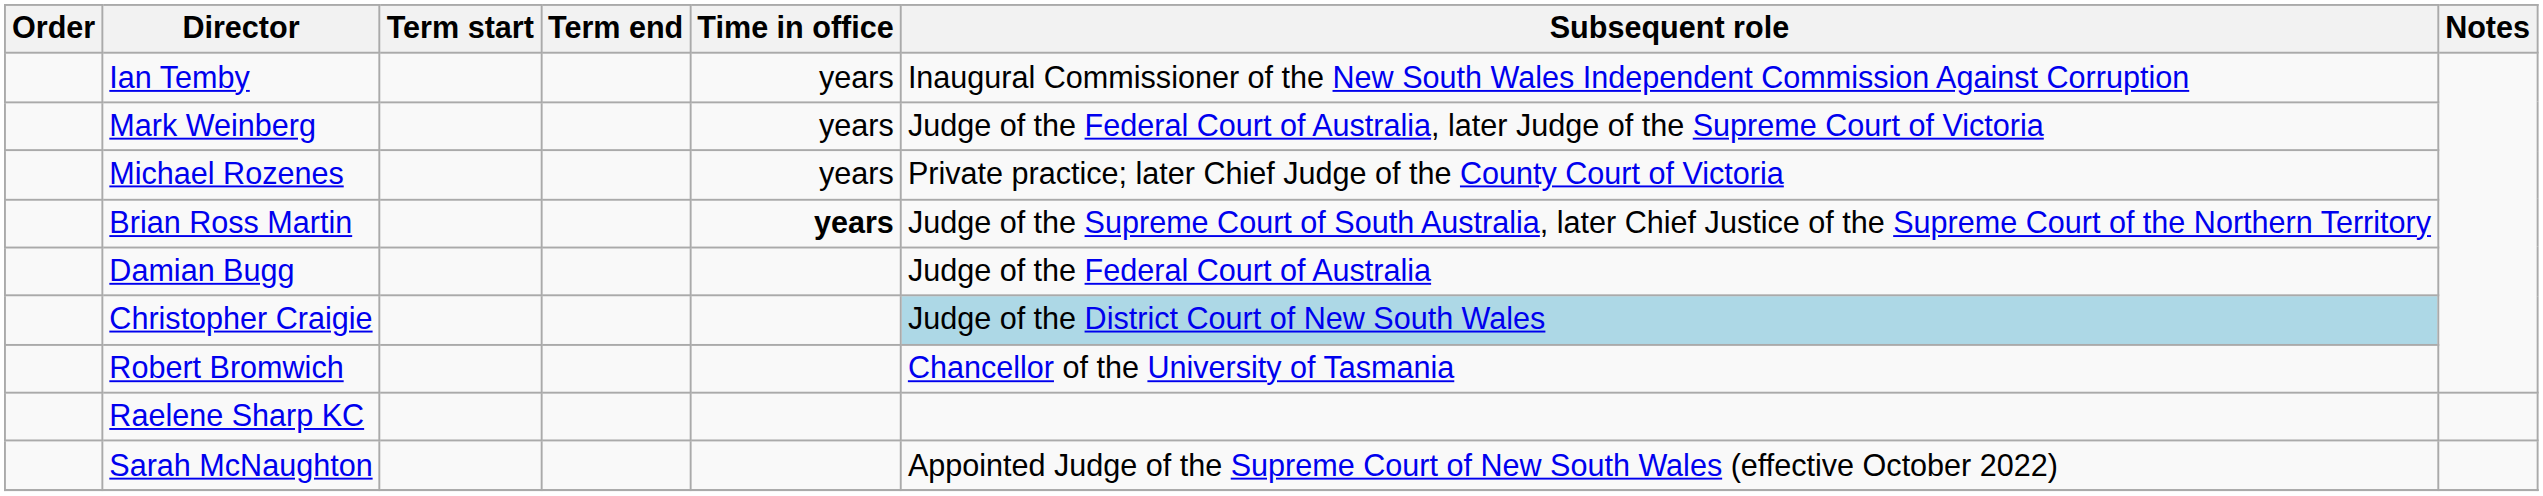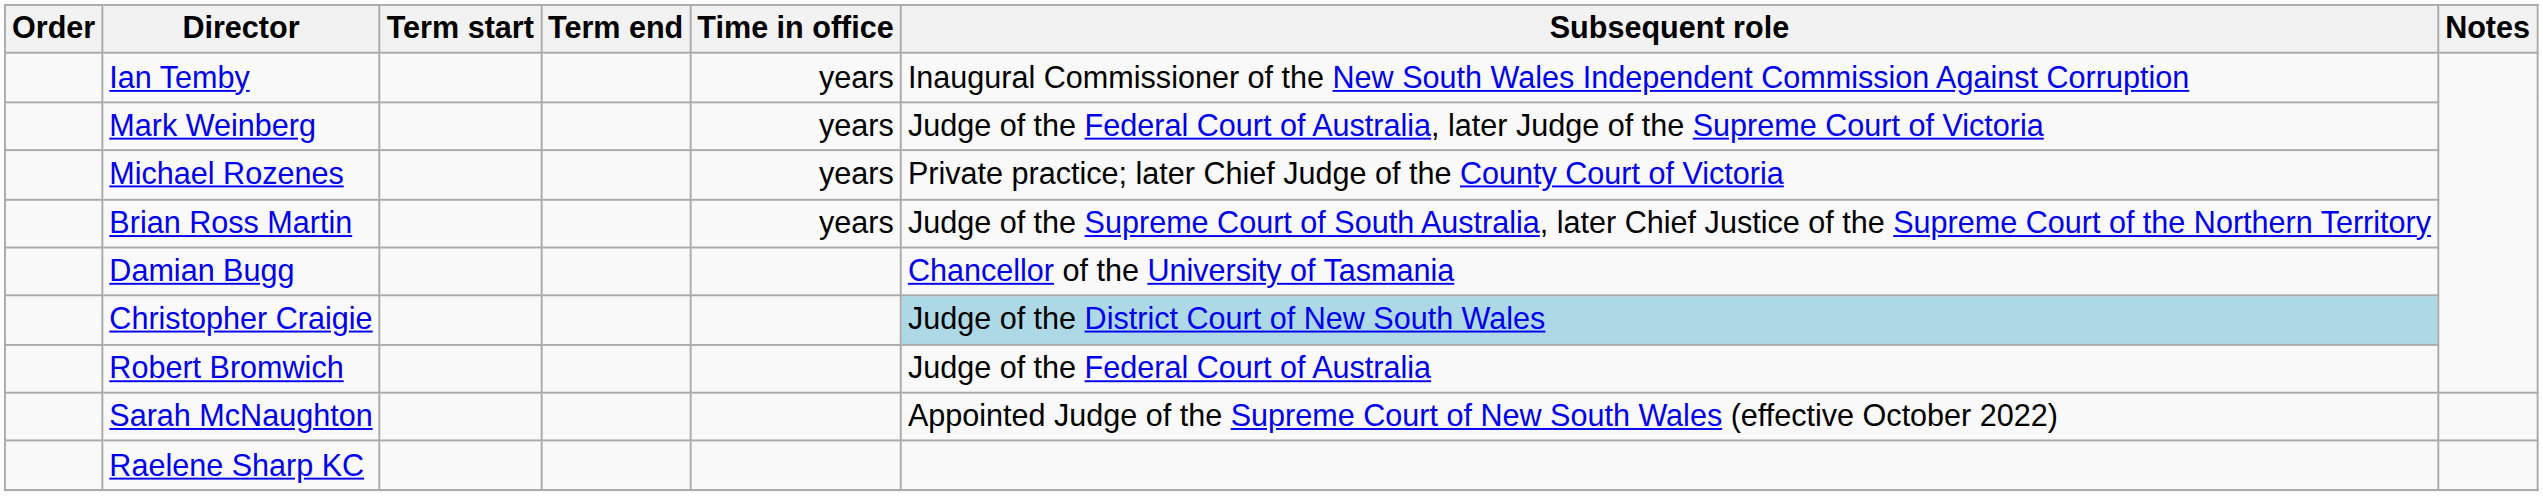(854, 222) bold -> (856, 222) normal
(1169, 271) Judge of the Federal Court of Australia -> (1181, 271) Chancellor of the University of Tasmania
(1181, 367) Chancellor of the University of Tasmania -> (1169, 367) Judge of the Federal Court of Australia
rows swapped: (241, 464) <-> (237, 416)
